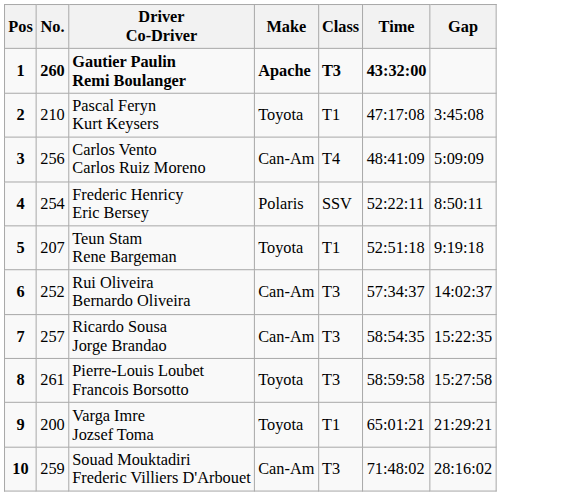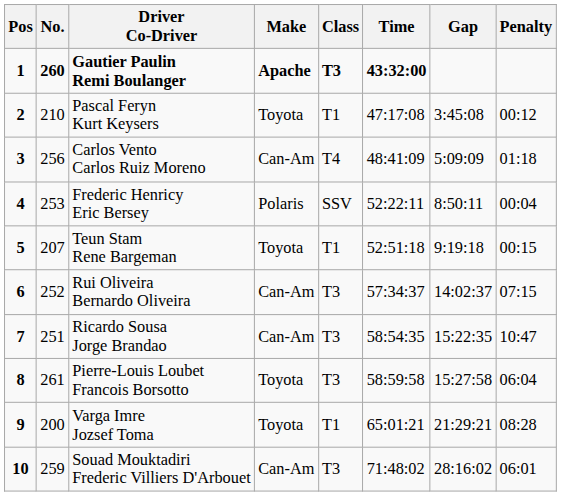+ column: (526, 26)
(53, 203) 254 -> (53, 203) 253
(53, 336) 257 -> (53, 336) 251
